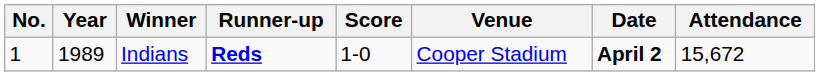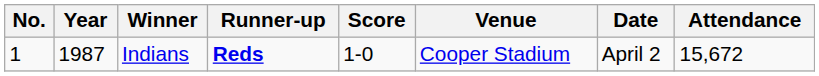(81, 53) 1989 -> (82, 53) 1987
(629, 53) bold -> (631, 53) normal
